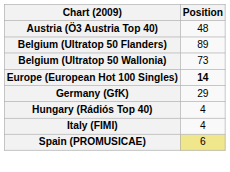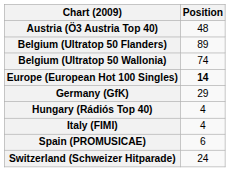(203, 61) 73 -> (203, 61) 74
(203, 142) khaki background -> (203, 142) no background
+ row: (92, 158)
